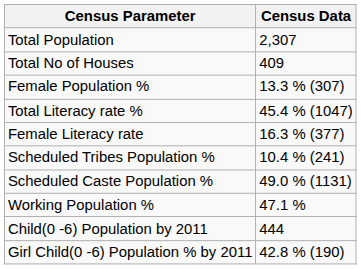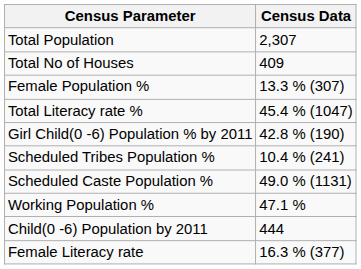rows swapped: (76, 134) <-> (130, 252)
